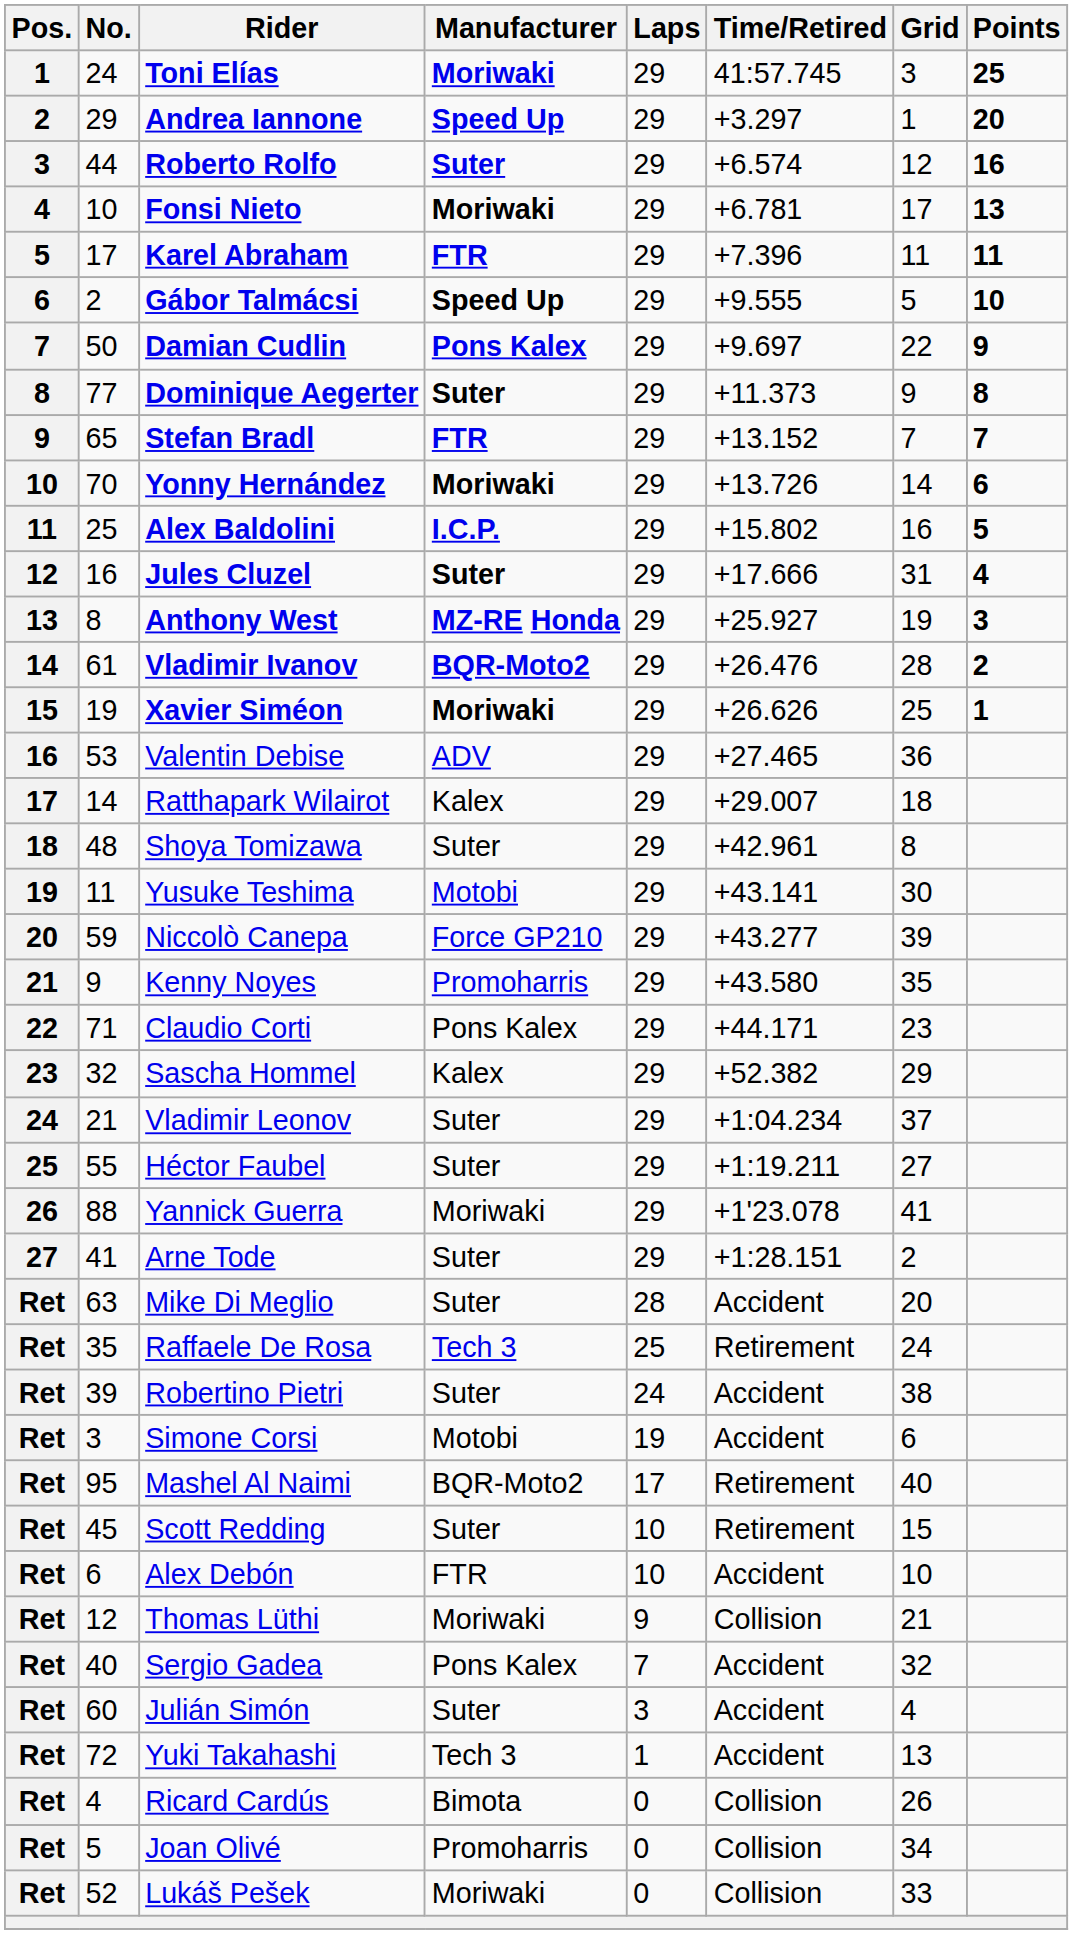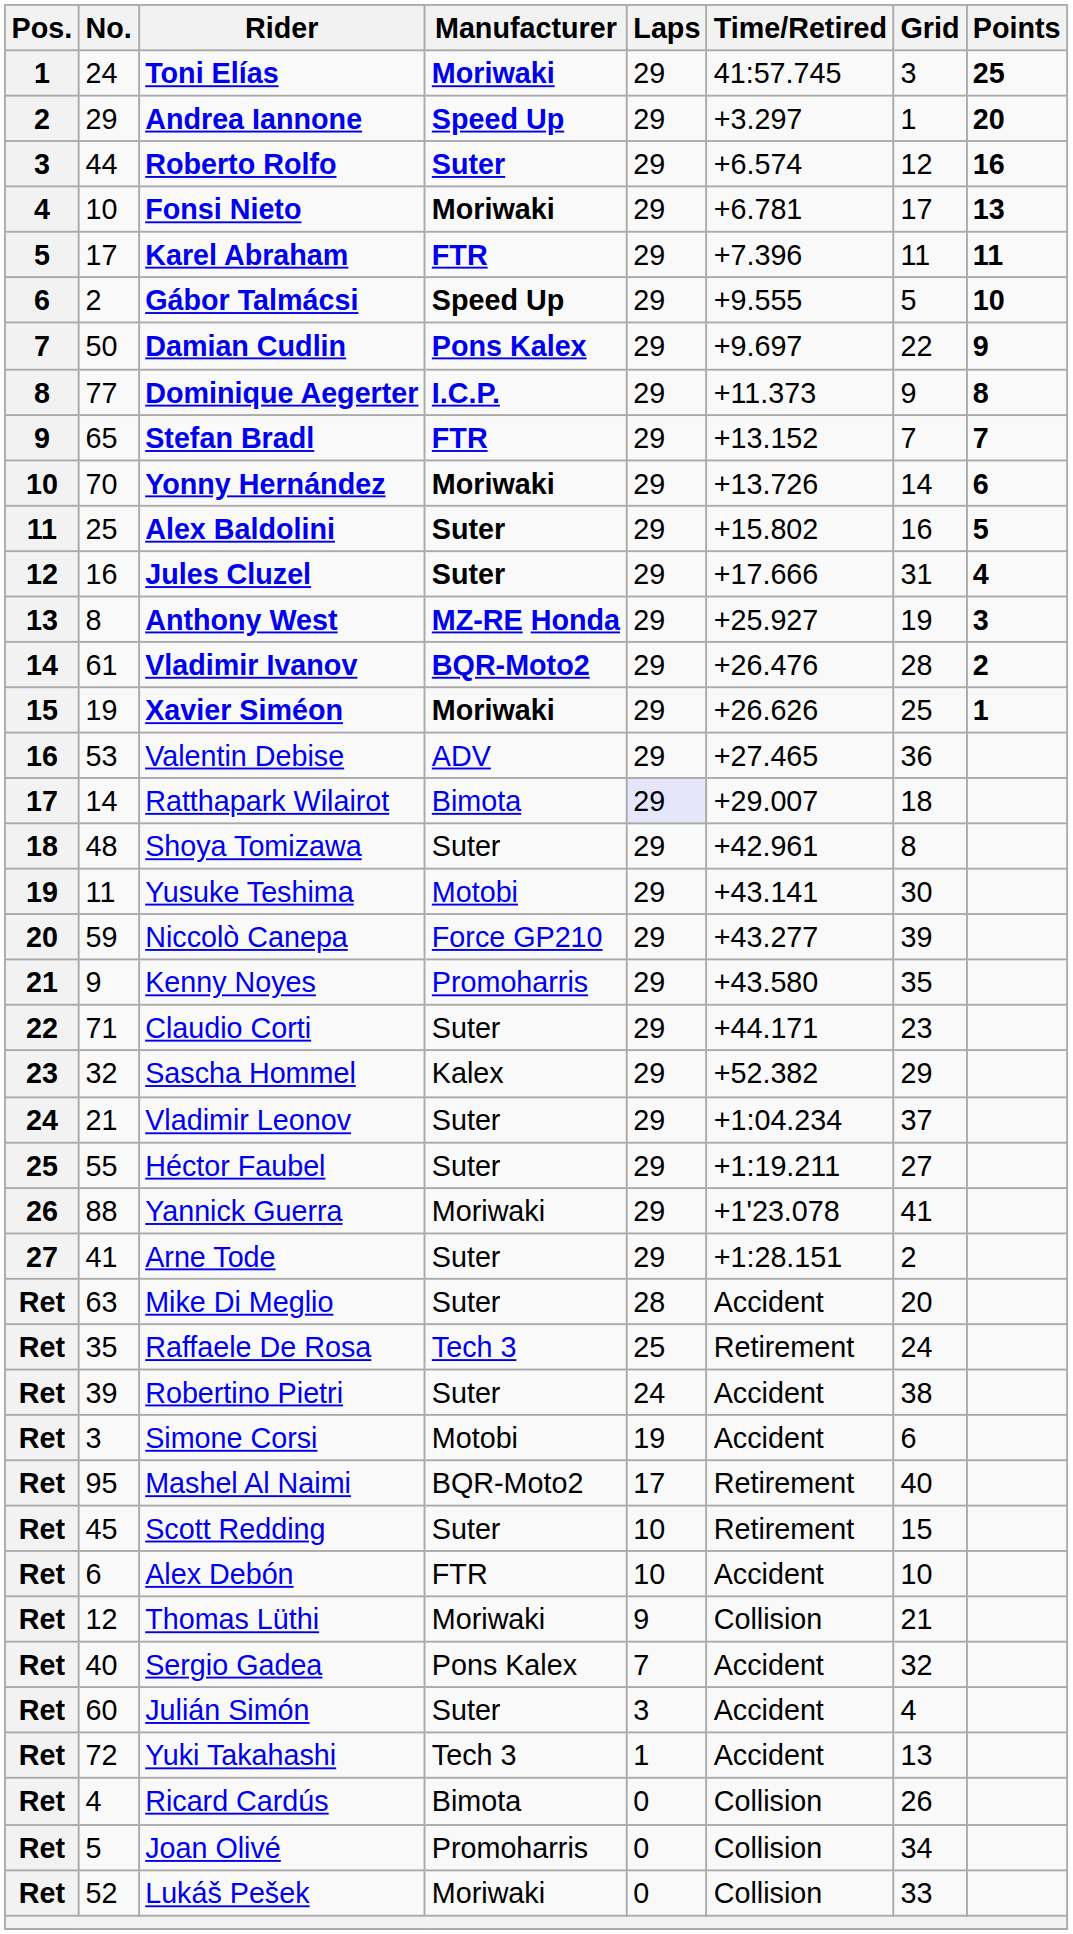(469, 392) Suter -> (466, 392) I.C.P.
(466, 528) I.C.P. -> (469, 528) Suter
(468, 801) Kalex -> (476, 801) Bimota
(649, 801) no background -> (649, 801) lavender background
(504, 1028) Pons Kalex -> (466, 1028) Suter
